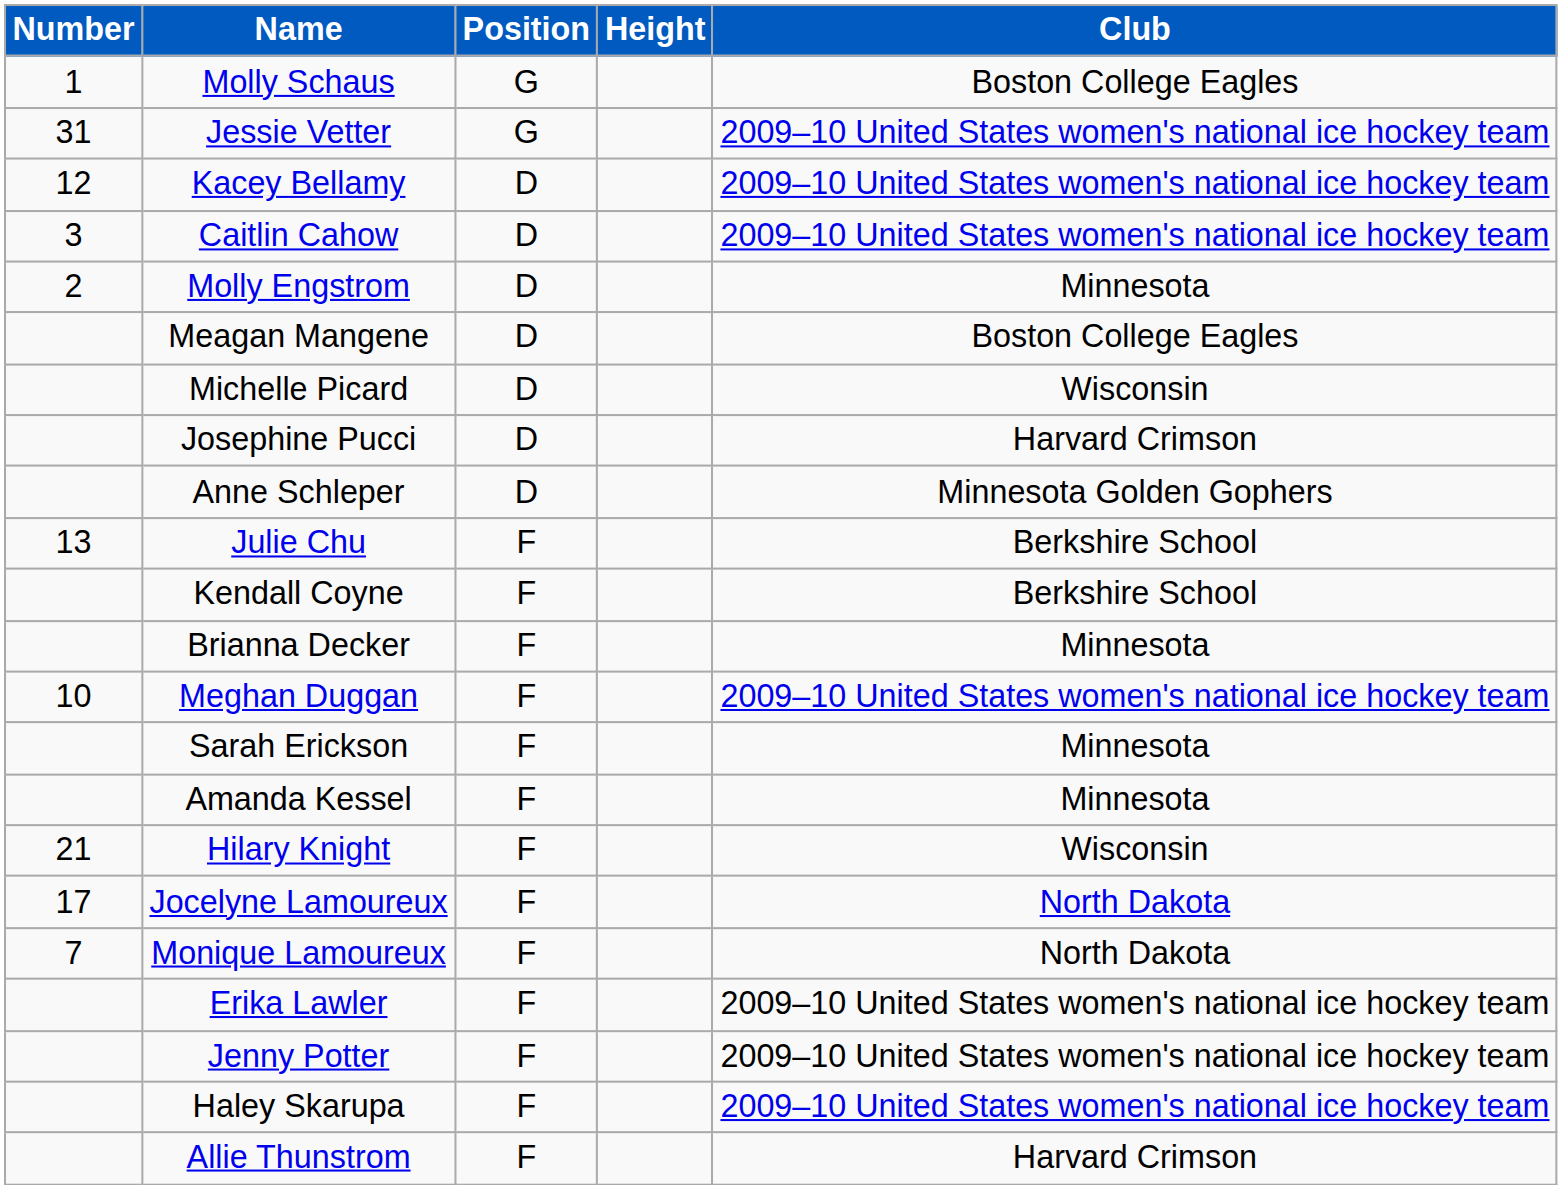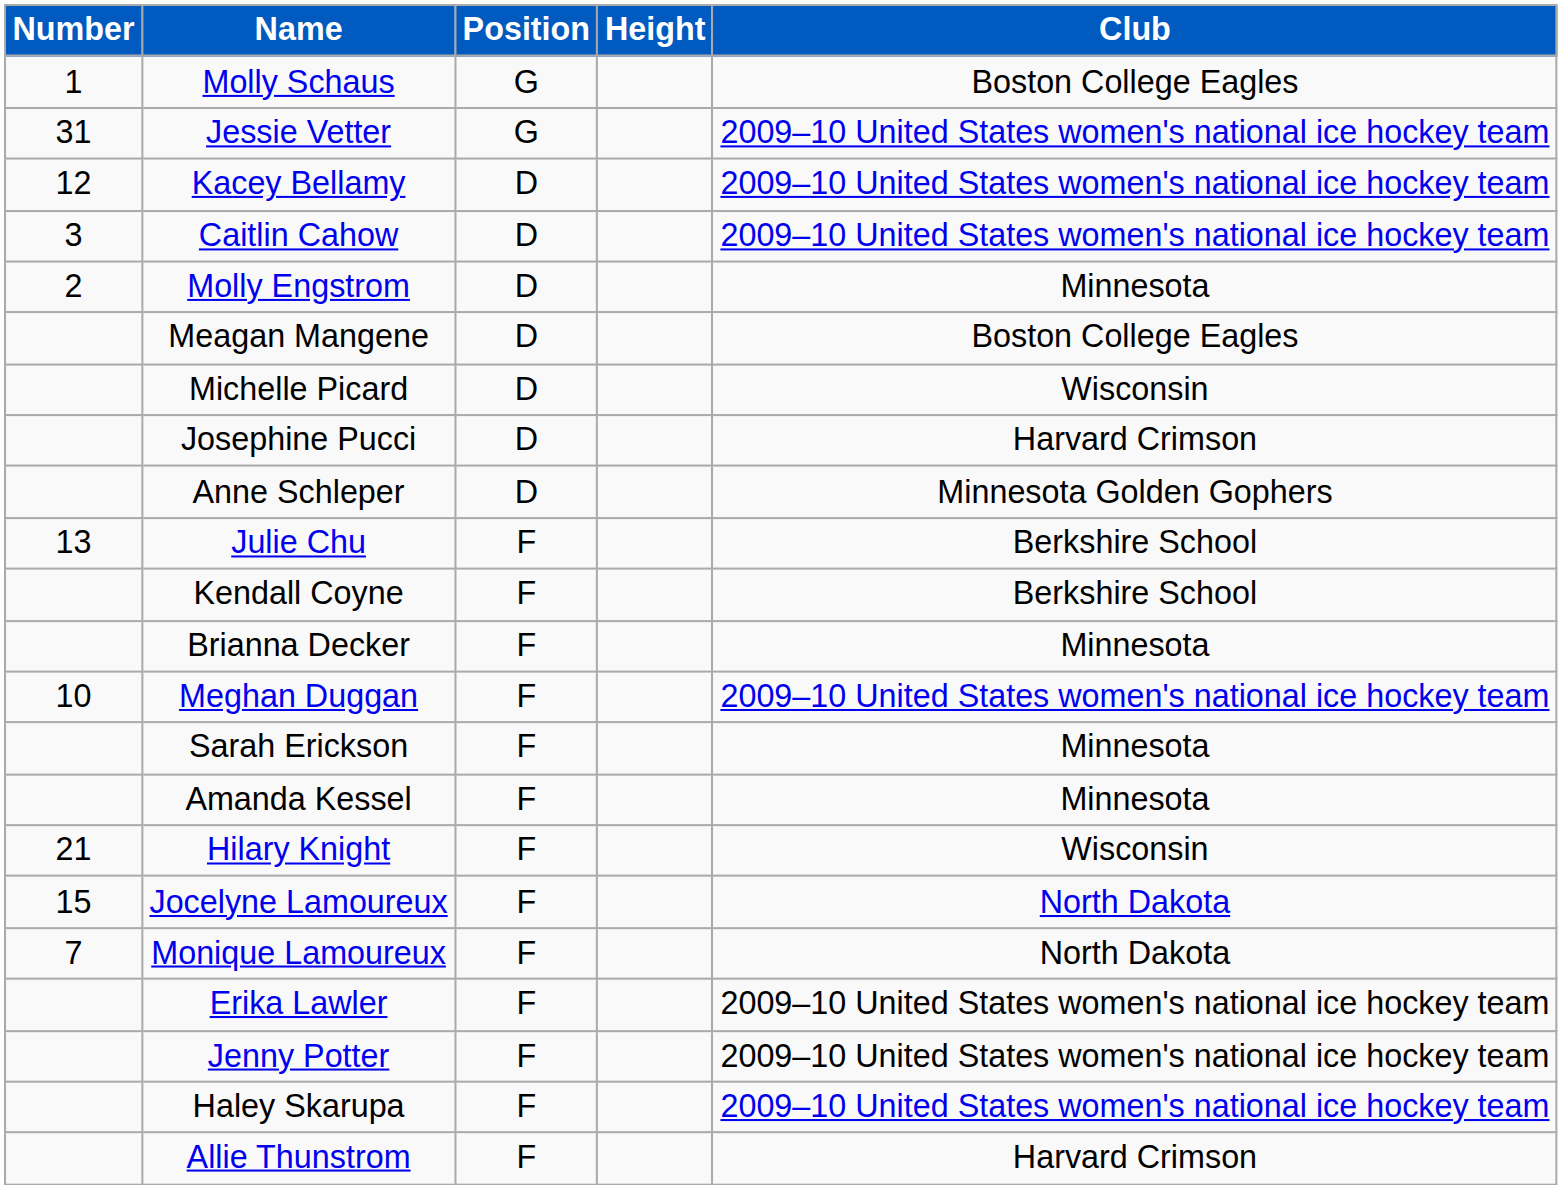(74, 901) 17 -> (74, 901) 15
